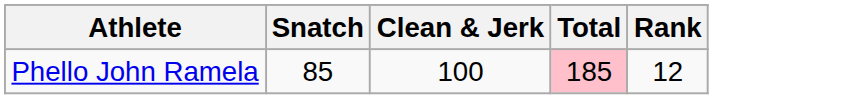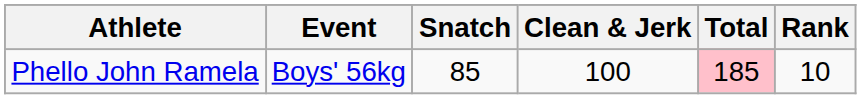+ column: (339, 27)
(668, 71) 12 -> (815, 71) 10
